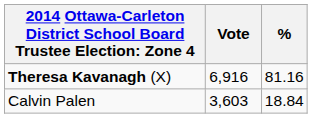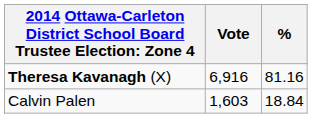(229, 100) 3,603 -> (229, 100) 1,603
